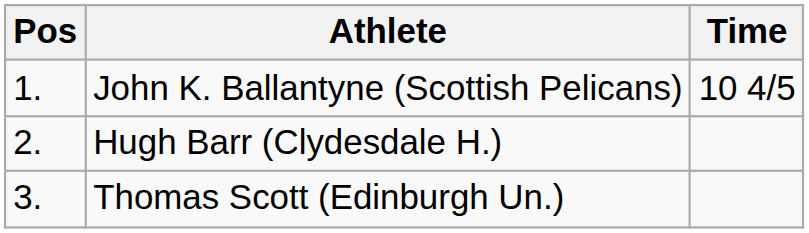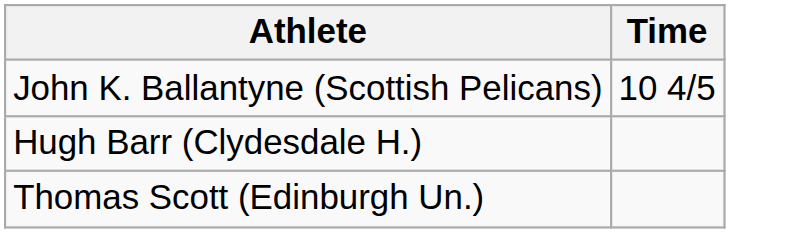- column: (45, 32)
